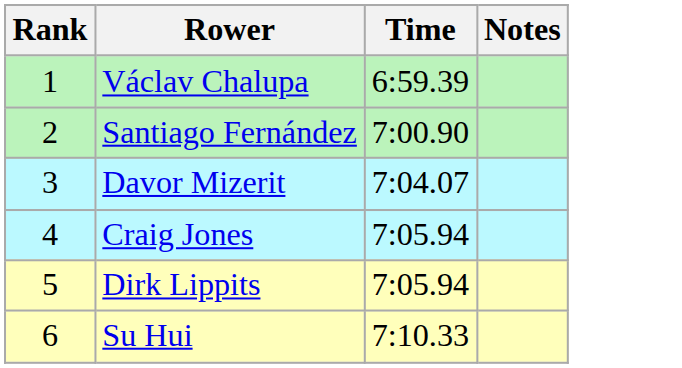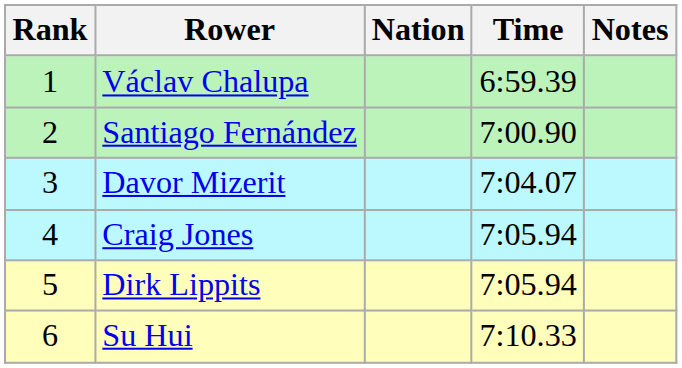+ column: (418, 30)
